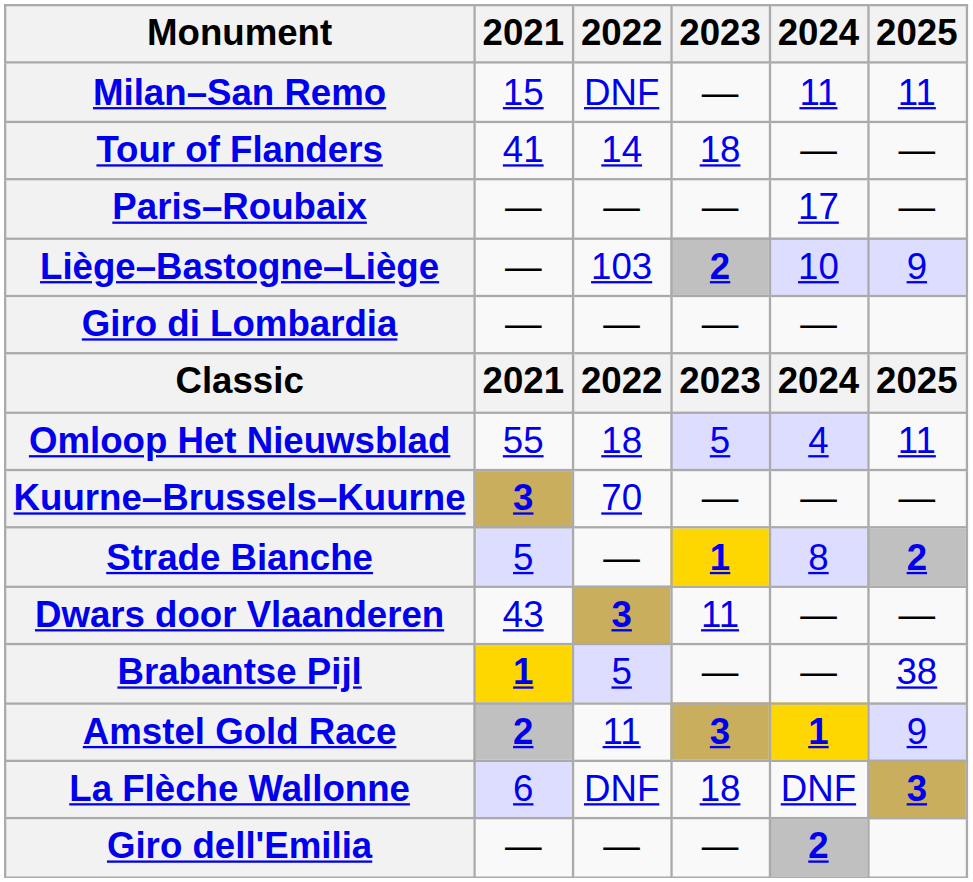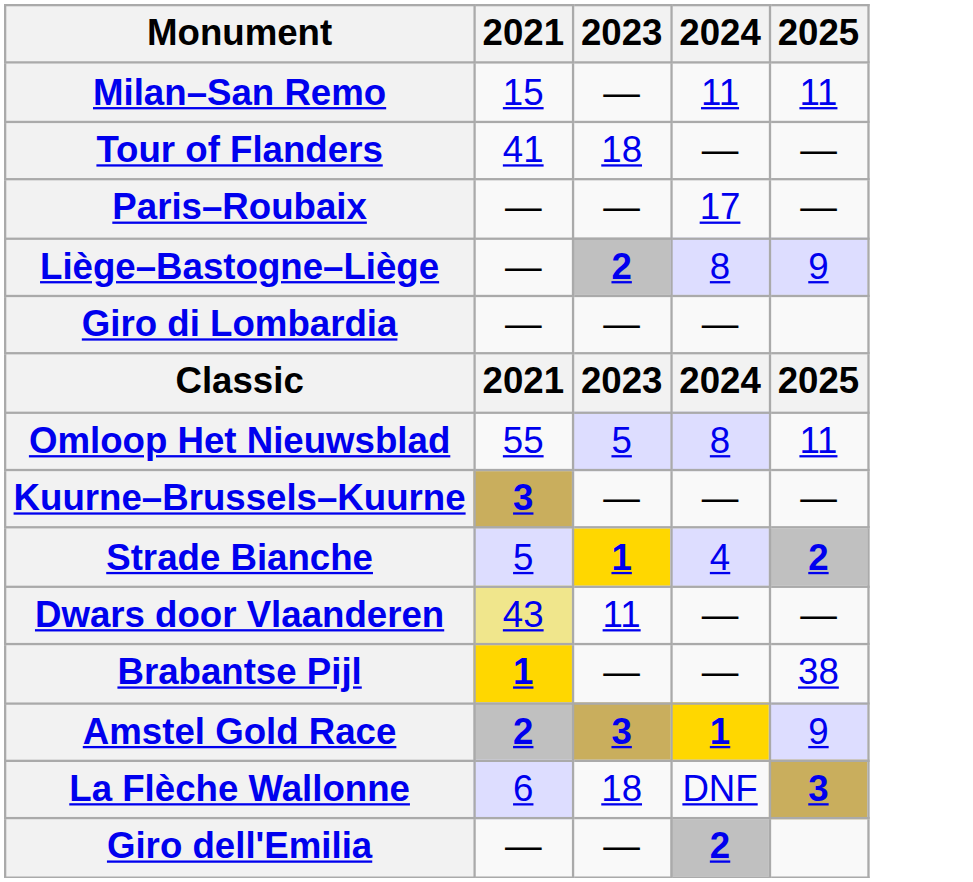- column: (622, 33)
(818, 265) 10 -> (720, 265) 8
(818, 440) 4 -> (720, 440) 8
(818, 556) 8 -> (720, 556) 4
(523, 614) no background -> (523, 614) khaki background
